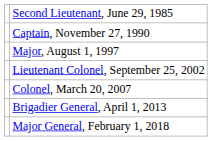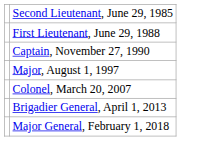+ row: (86, 32)
- row: (109, 70)
